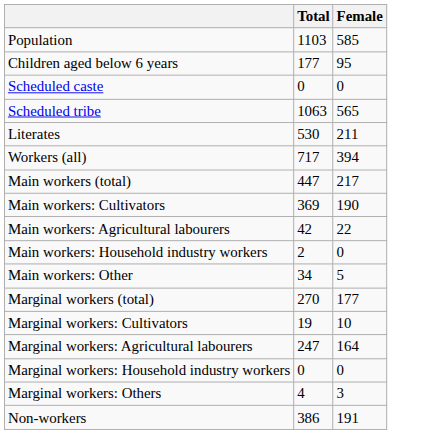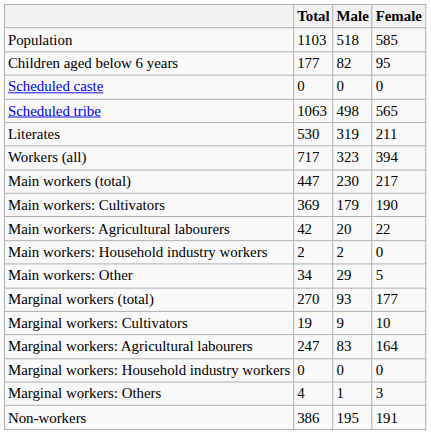+ column: (353, 16)
